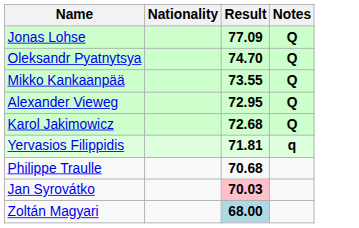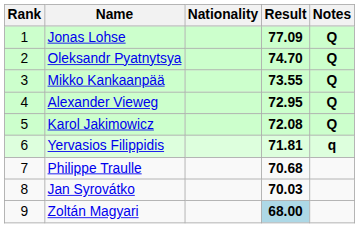+ column: (24, 15)
(245, 124) 72.68 -> (285, 124) 72.08
(245, 189) pink background -> (285, 189) no background
